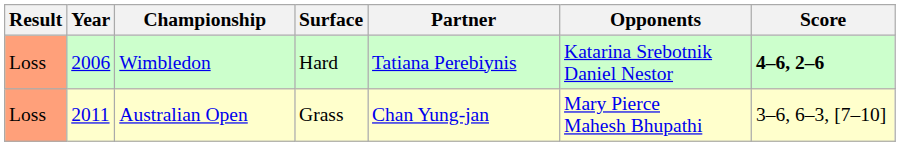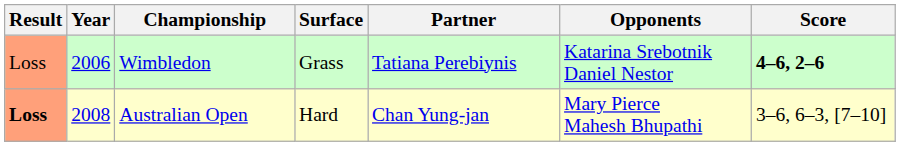(319, 61) Hard -> (321, 61) Grass
(28, 114) normal -> (28, 114) bold
(90, 114) 2011 -> (91, 114) 2008
(321, 114) Grass -> (319, 114) Hard
